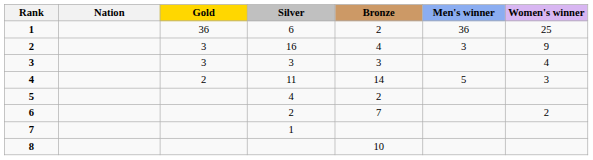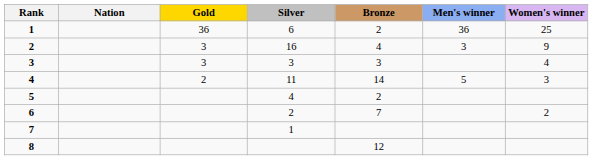(379, 146) 10 -> (379, 146) 12
